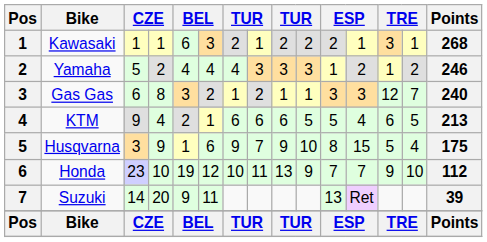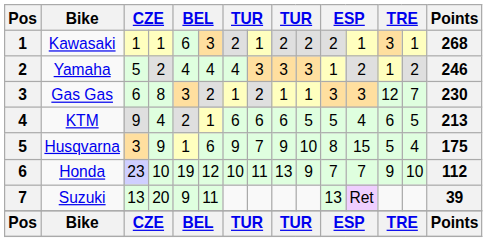(455, 94) 240 -> (455, 94) 230
(136, 197) 14 -> (136, 197) 13
